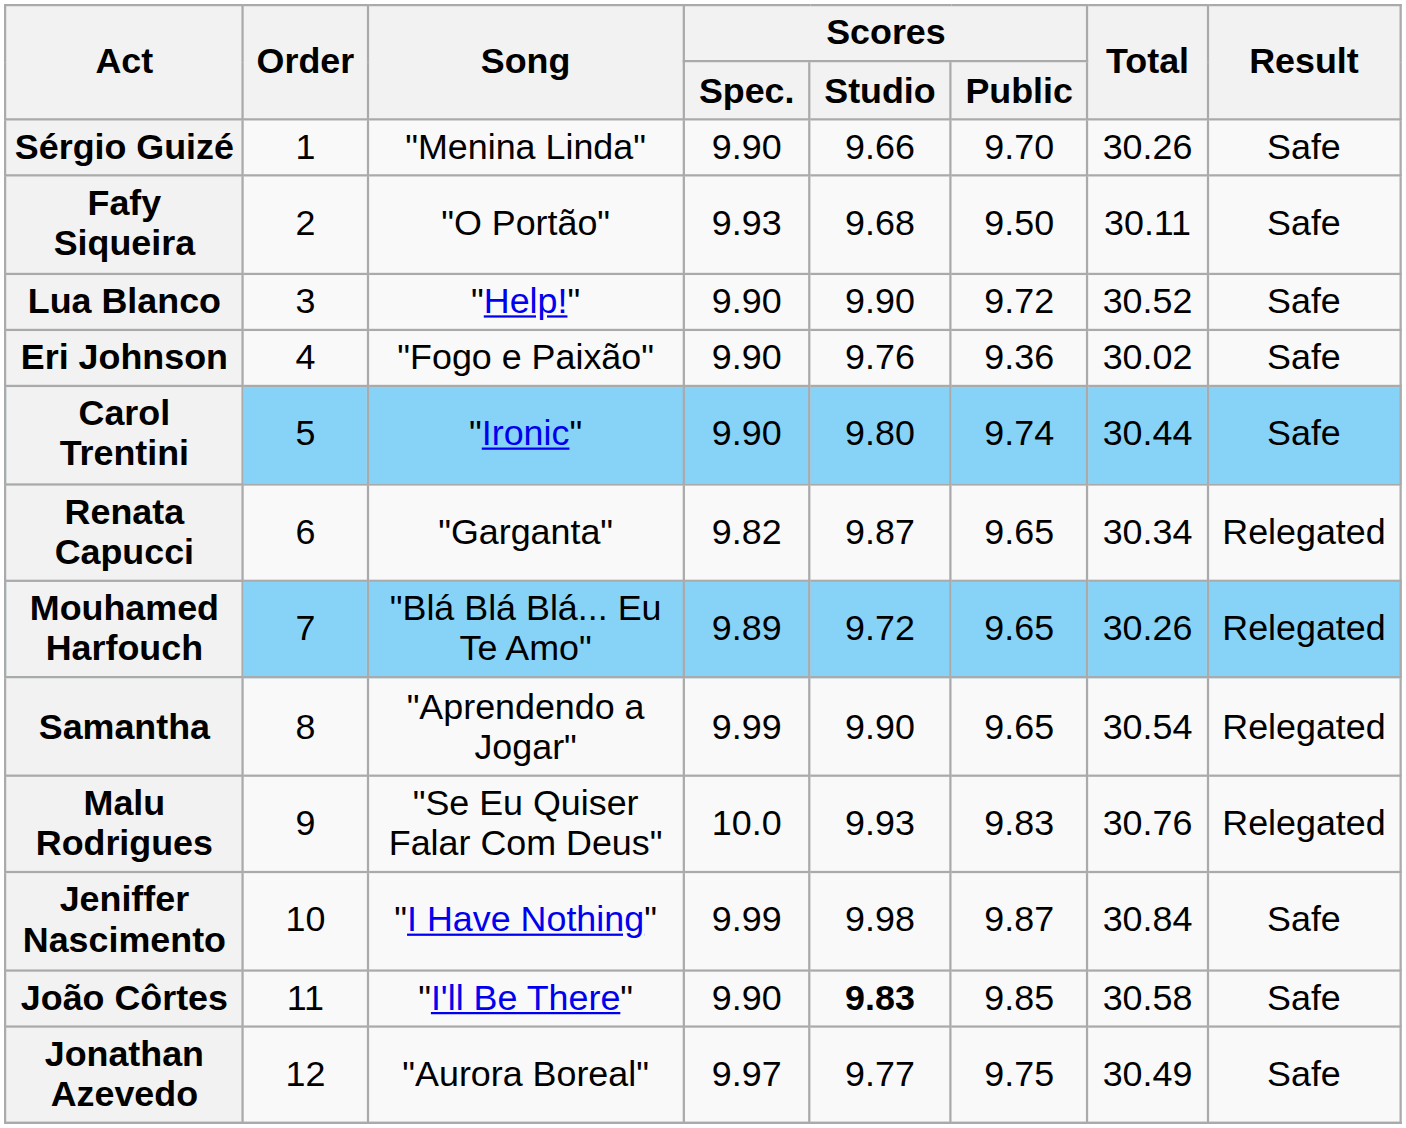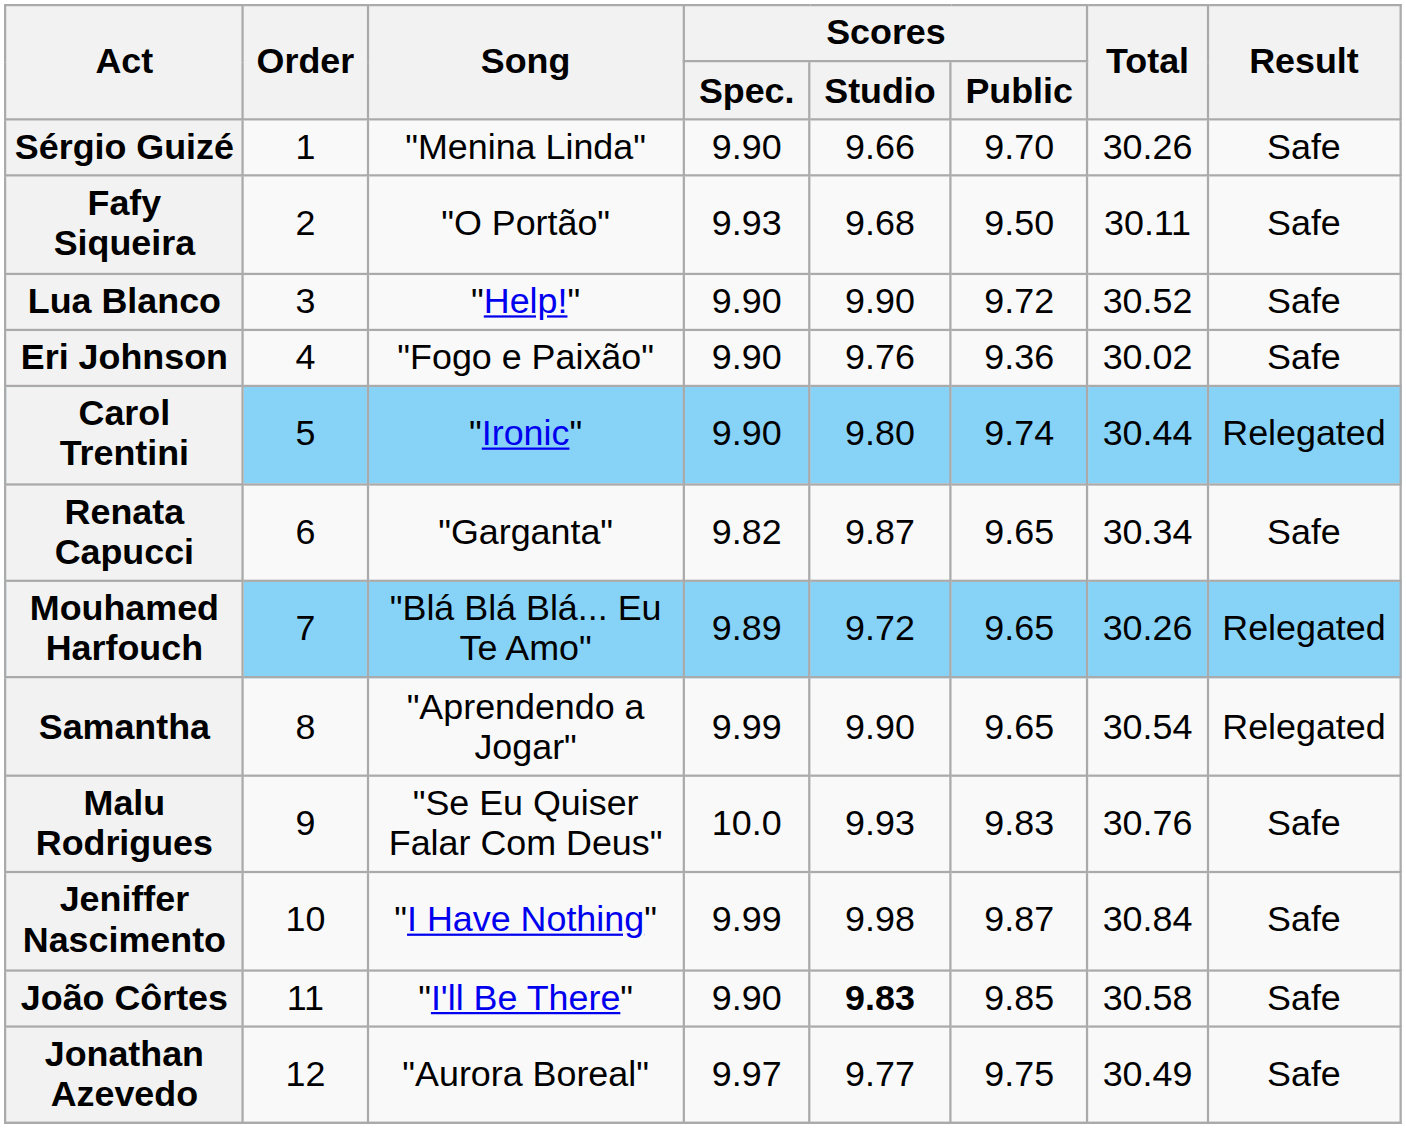(1304, 434) Safe -> (1304, 434) Relegated
(1304, 531) Relegated -> (1304, 531) Safe
(1304, 823) Relegated -> (1304, 823) Safe
